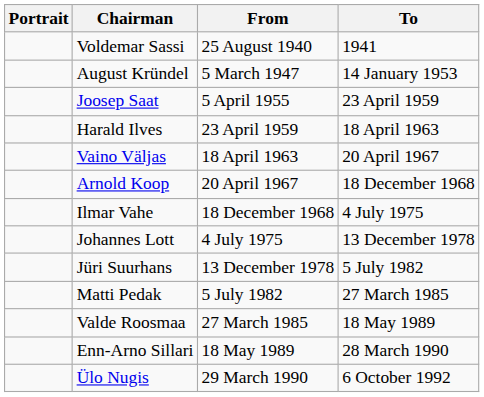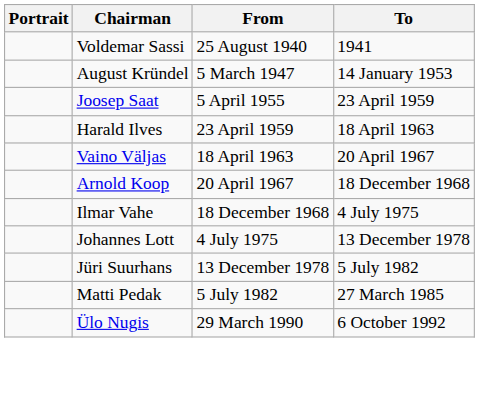- row: (131, 322)
- row: (135, 350)
